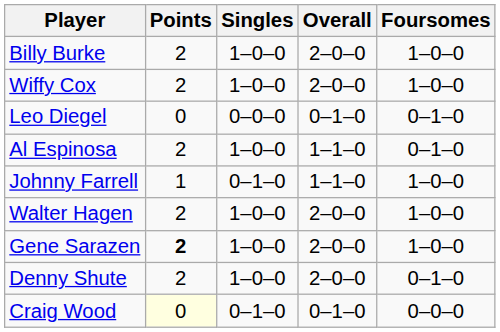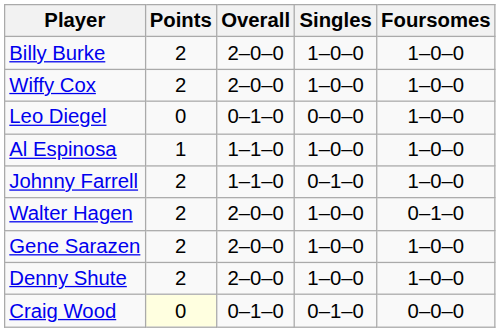columns swapped: (337, 20) <-> (257, 20)
(436, 117) 0–1–0 -> (436, 117) 1–0–0
(181, 149) 2 -> (181, 149) 1
(436, 149) 0–1–0 -> (436, 149) 1–0–0
(181, 181) 1 -> (181, 181) 2
(436, 213) 1–0–0 -> (436, 213) 0–1–0
(181, 246) bold -> (181, 246) normal
(436, 278) 0–1–0 -> (436, 278) 1–0–0
